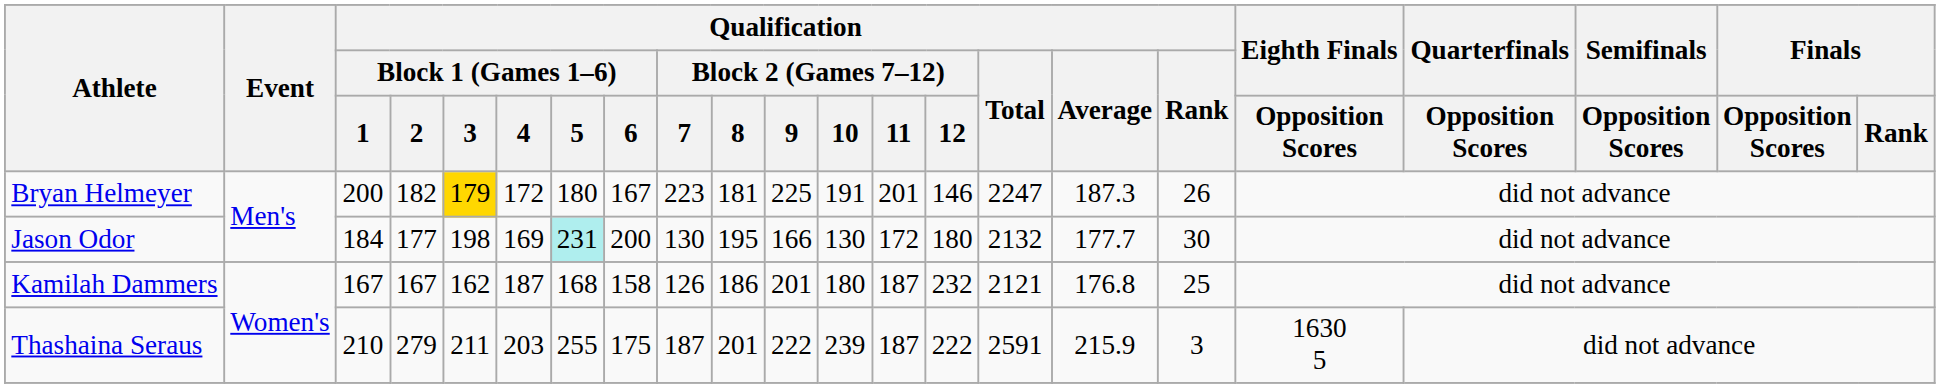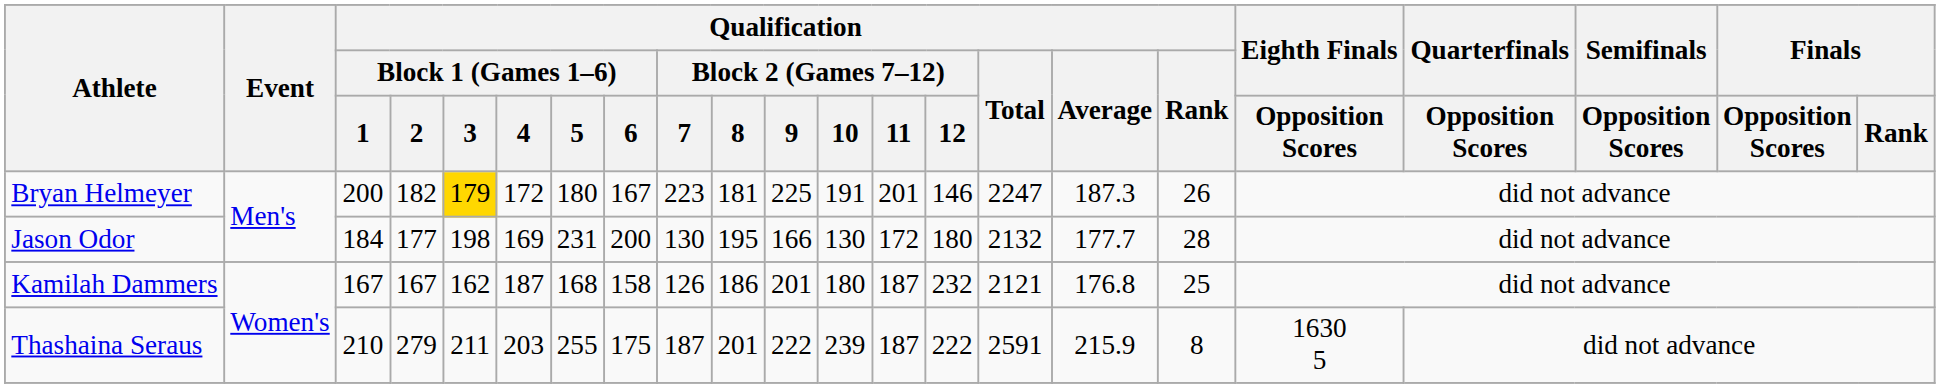(577, 239) paleturquoise background -> (577, 239) no background
(1197, 239) 30 -> (1197, 239) 28
(1197, 344) 3 -> (1197, 344) 8
